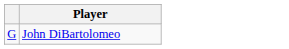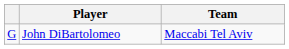+ column: (223, 14)
